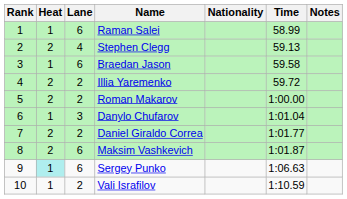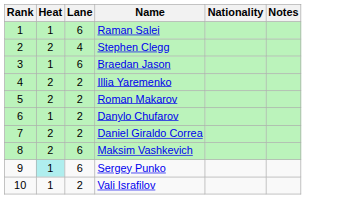- column: (286, 13)
(80, 116) 3 -> (80, 116) 2
